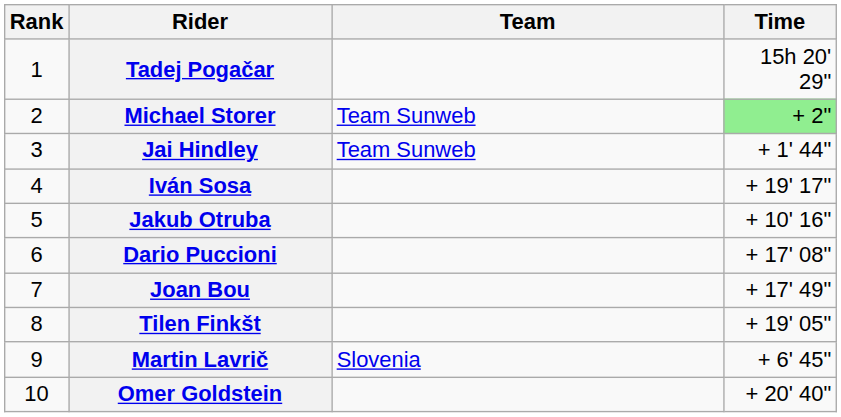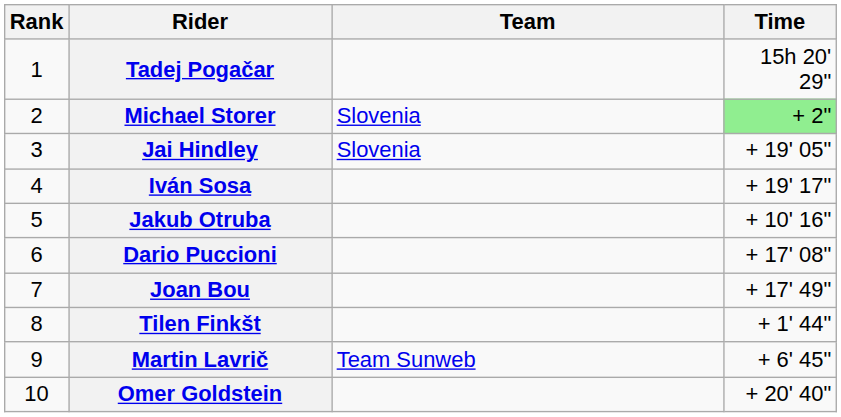(406, 116) Team Sunweb -> (379, 116) Slovenia
(406, 150) Team Sunweb -> (379, 150) Slovenia
(794, 150) + 1' 44" -> (788, 150) + 19' 05"
(788, 324) + 19' 05" -> (794, 324) + 1' 44"
(379, 359) Slovenia -> (406, 359) Team Sunweb
